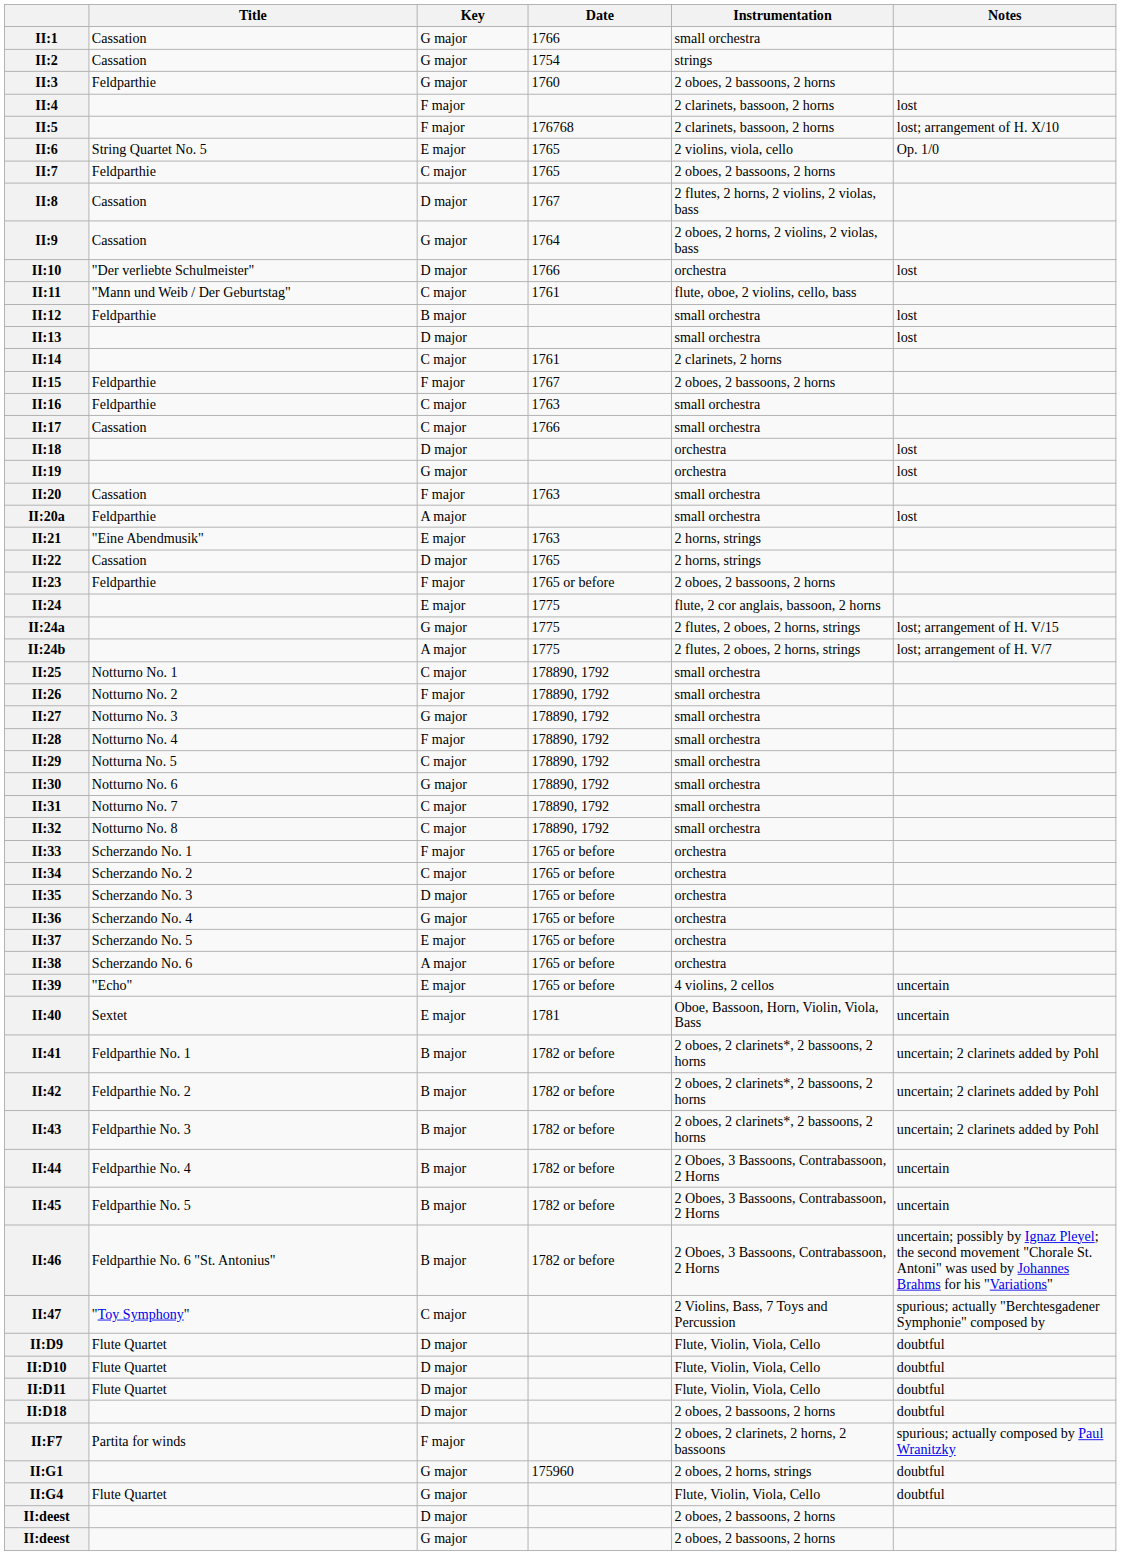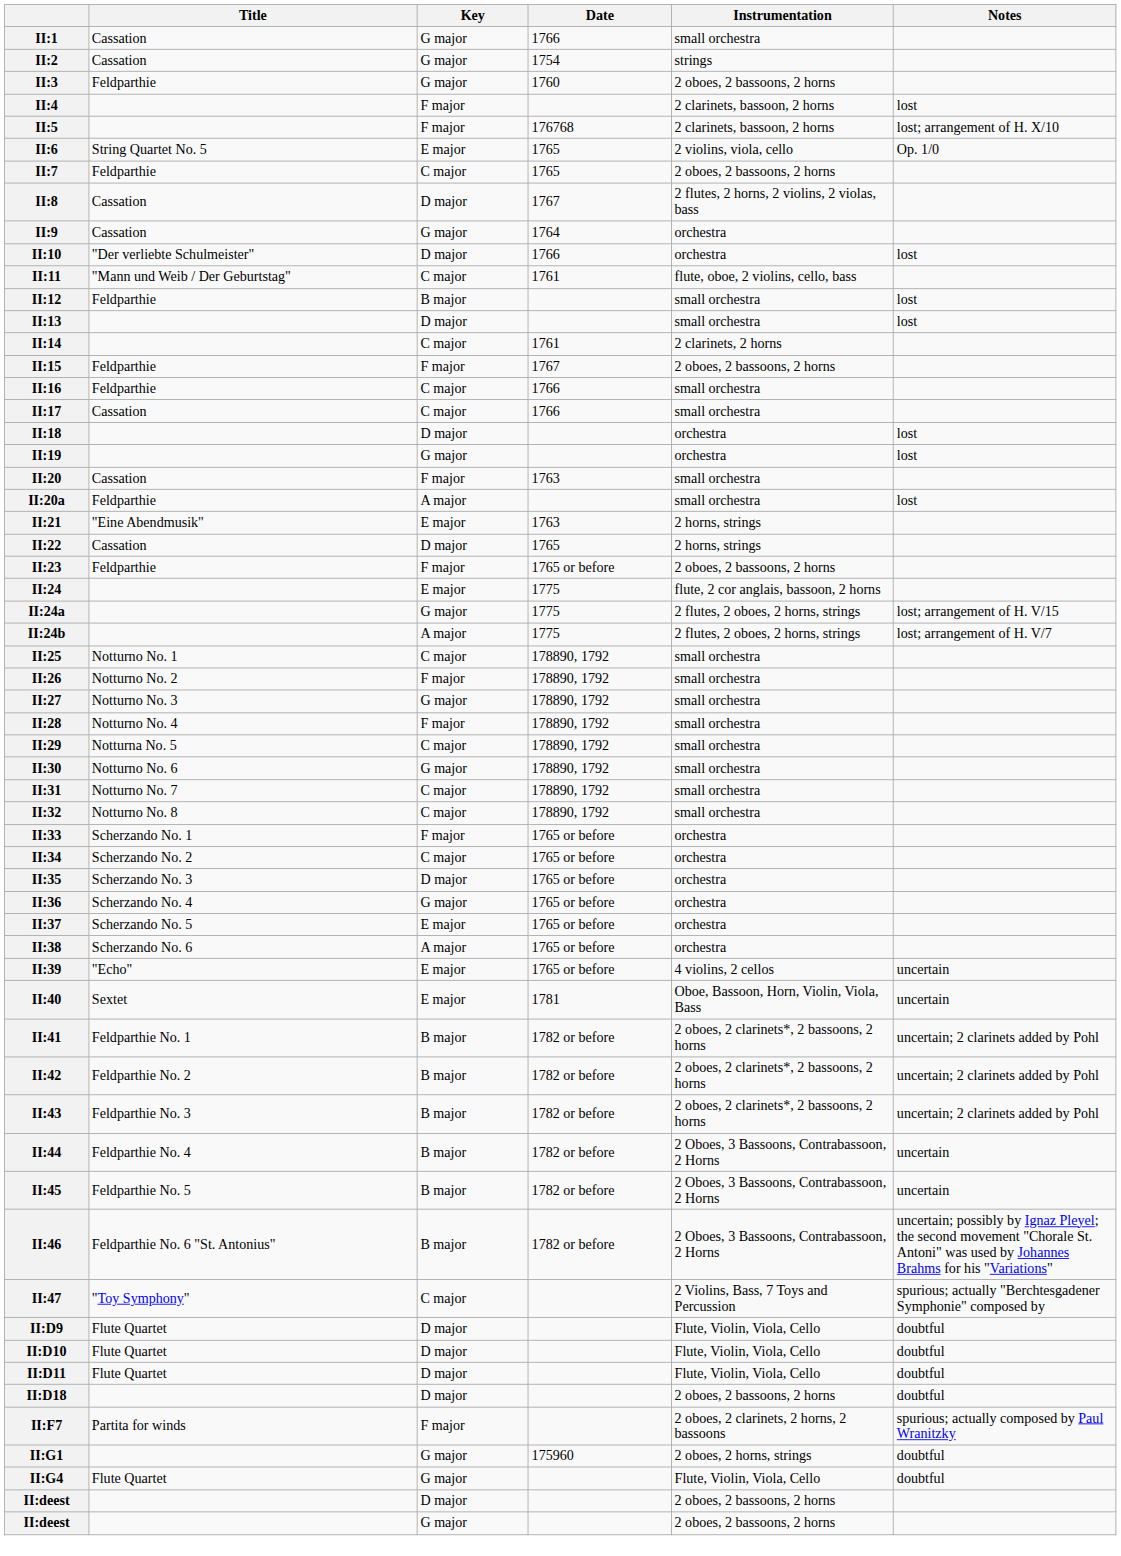(776, 240) 2 oboes, 2 horns, 2 violins, 2 violas, bass -> (700, 232) orchestra
(546, 404) 1763 -> (546, 388) 1766
